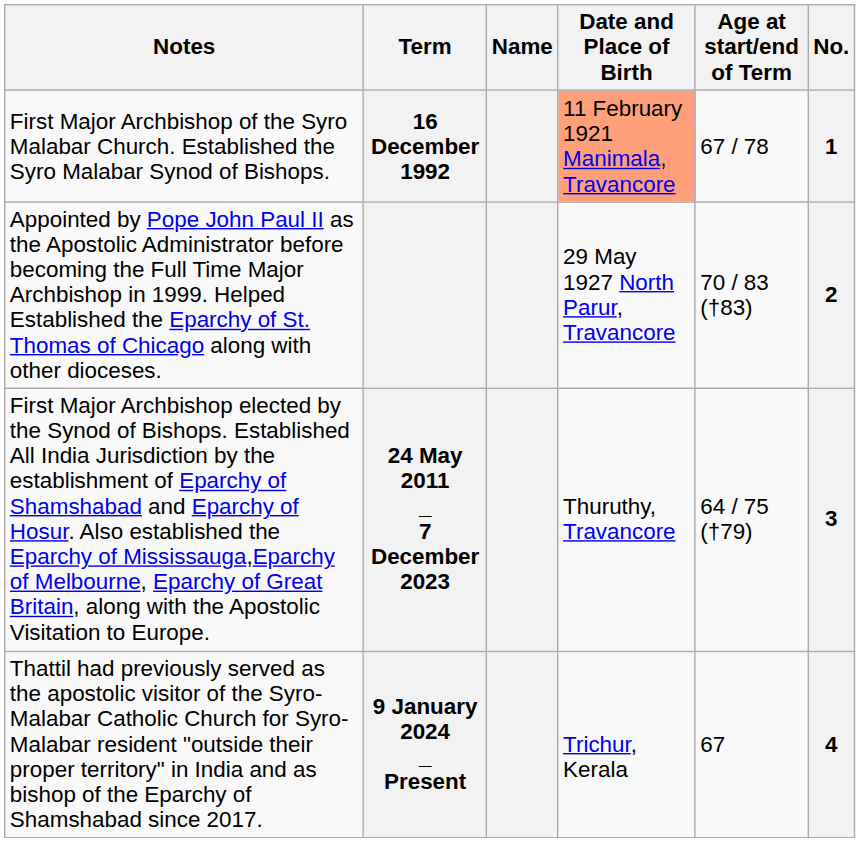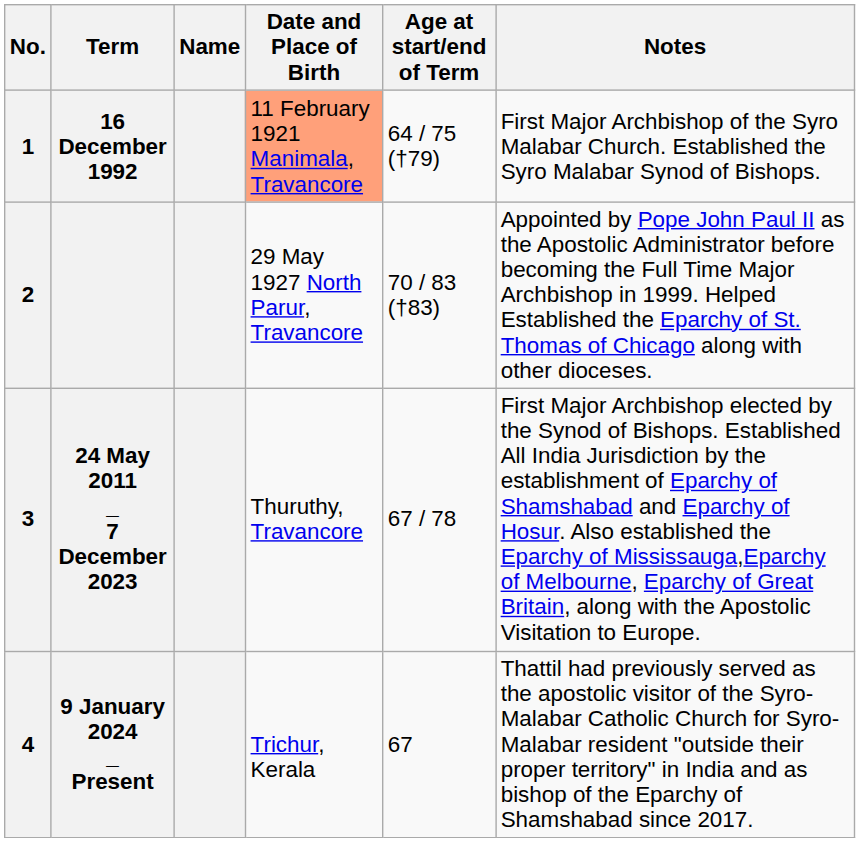columns swapped: (831, 47) <-> (184, 47)
(735, 145) 67 / 78 -> (422, 145) 64 / 75 (†79)
(735, 519) 64 / 75 (†79) -> (422, 519) 67 / 78
